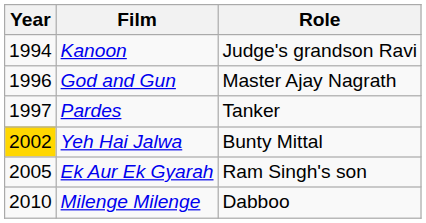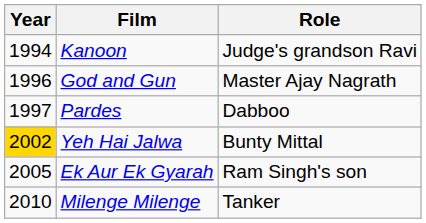(251, 111) Tanker -> (256, 111) Dabboo
(256, 202) Dabboo -> (251, 202) Tanker
